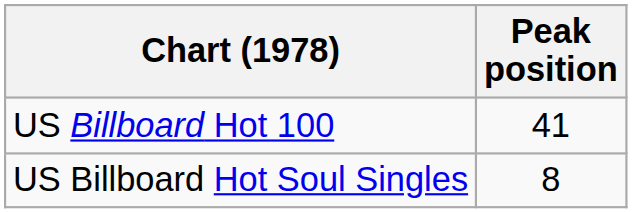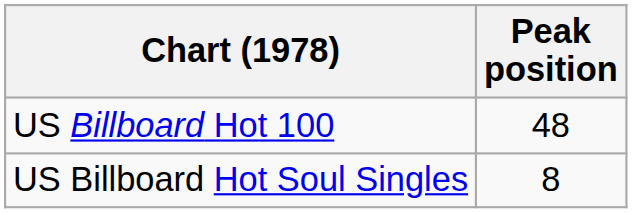(551, 125) 41 -> (551, 125) 48
